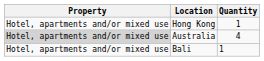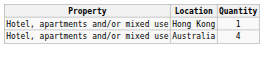(87, 37) lightgrey background -> (87, 37) no background
- row: (182, 50)
